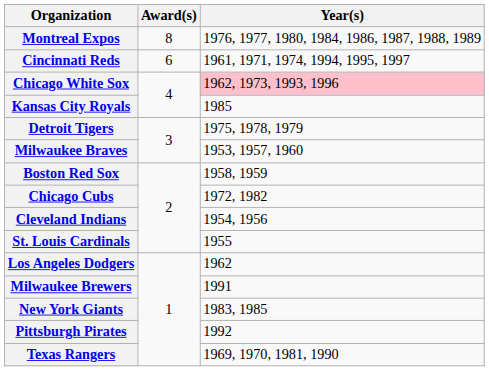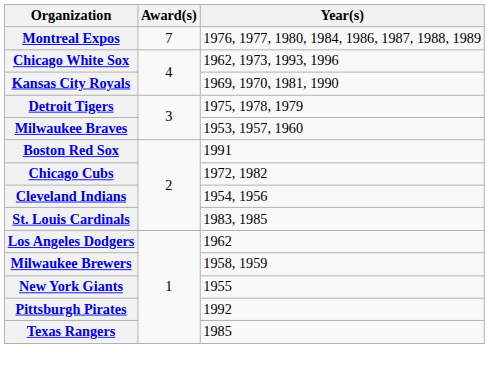(169, 38) 8 -> (169, 38) 7
- row: (71, 60)
(271, 83) pink background -> (271, 60) no background
(218, 106) 1985 -> (271, 83) 1969, 1970, 1981, 1990
(235, 173) 1958, 1959 -> (218, 151) 1991
(218, 241) 1955 -> (235, 219) 1983, 1985
(218, 286) 1991 -> (235, 264) 1958, 1959
(235, 309) 1983, 1985 -> (218, 286) 1955
(271, 354) 1969, 1970, 1981, 1990 -> (218, 331) 1985
